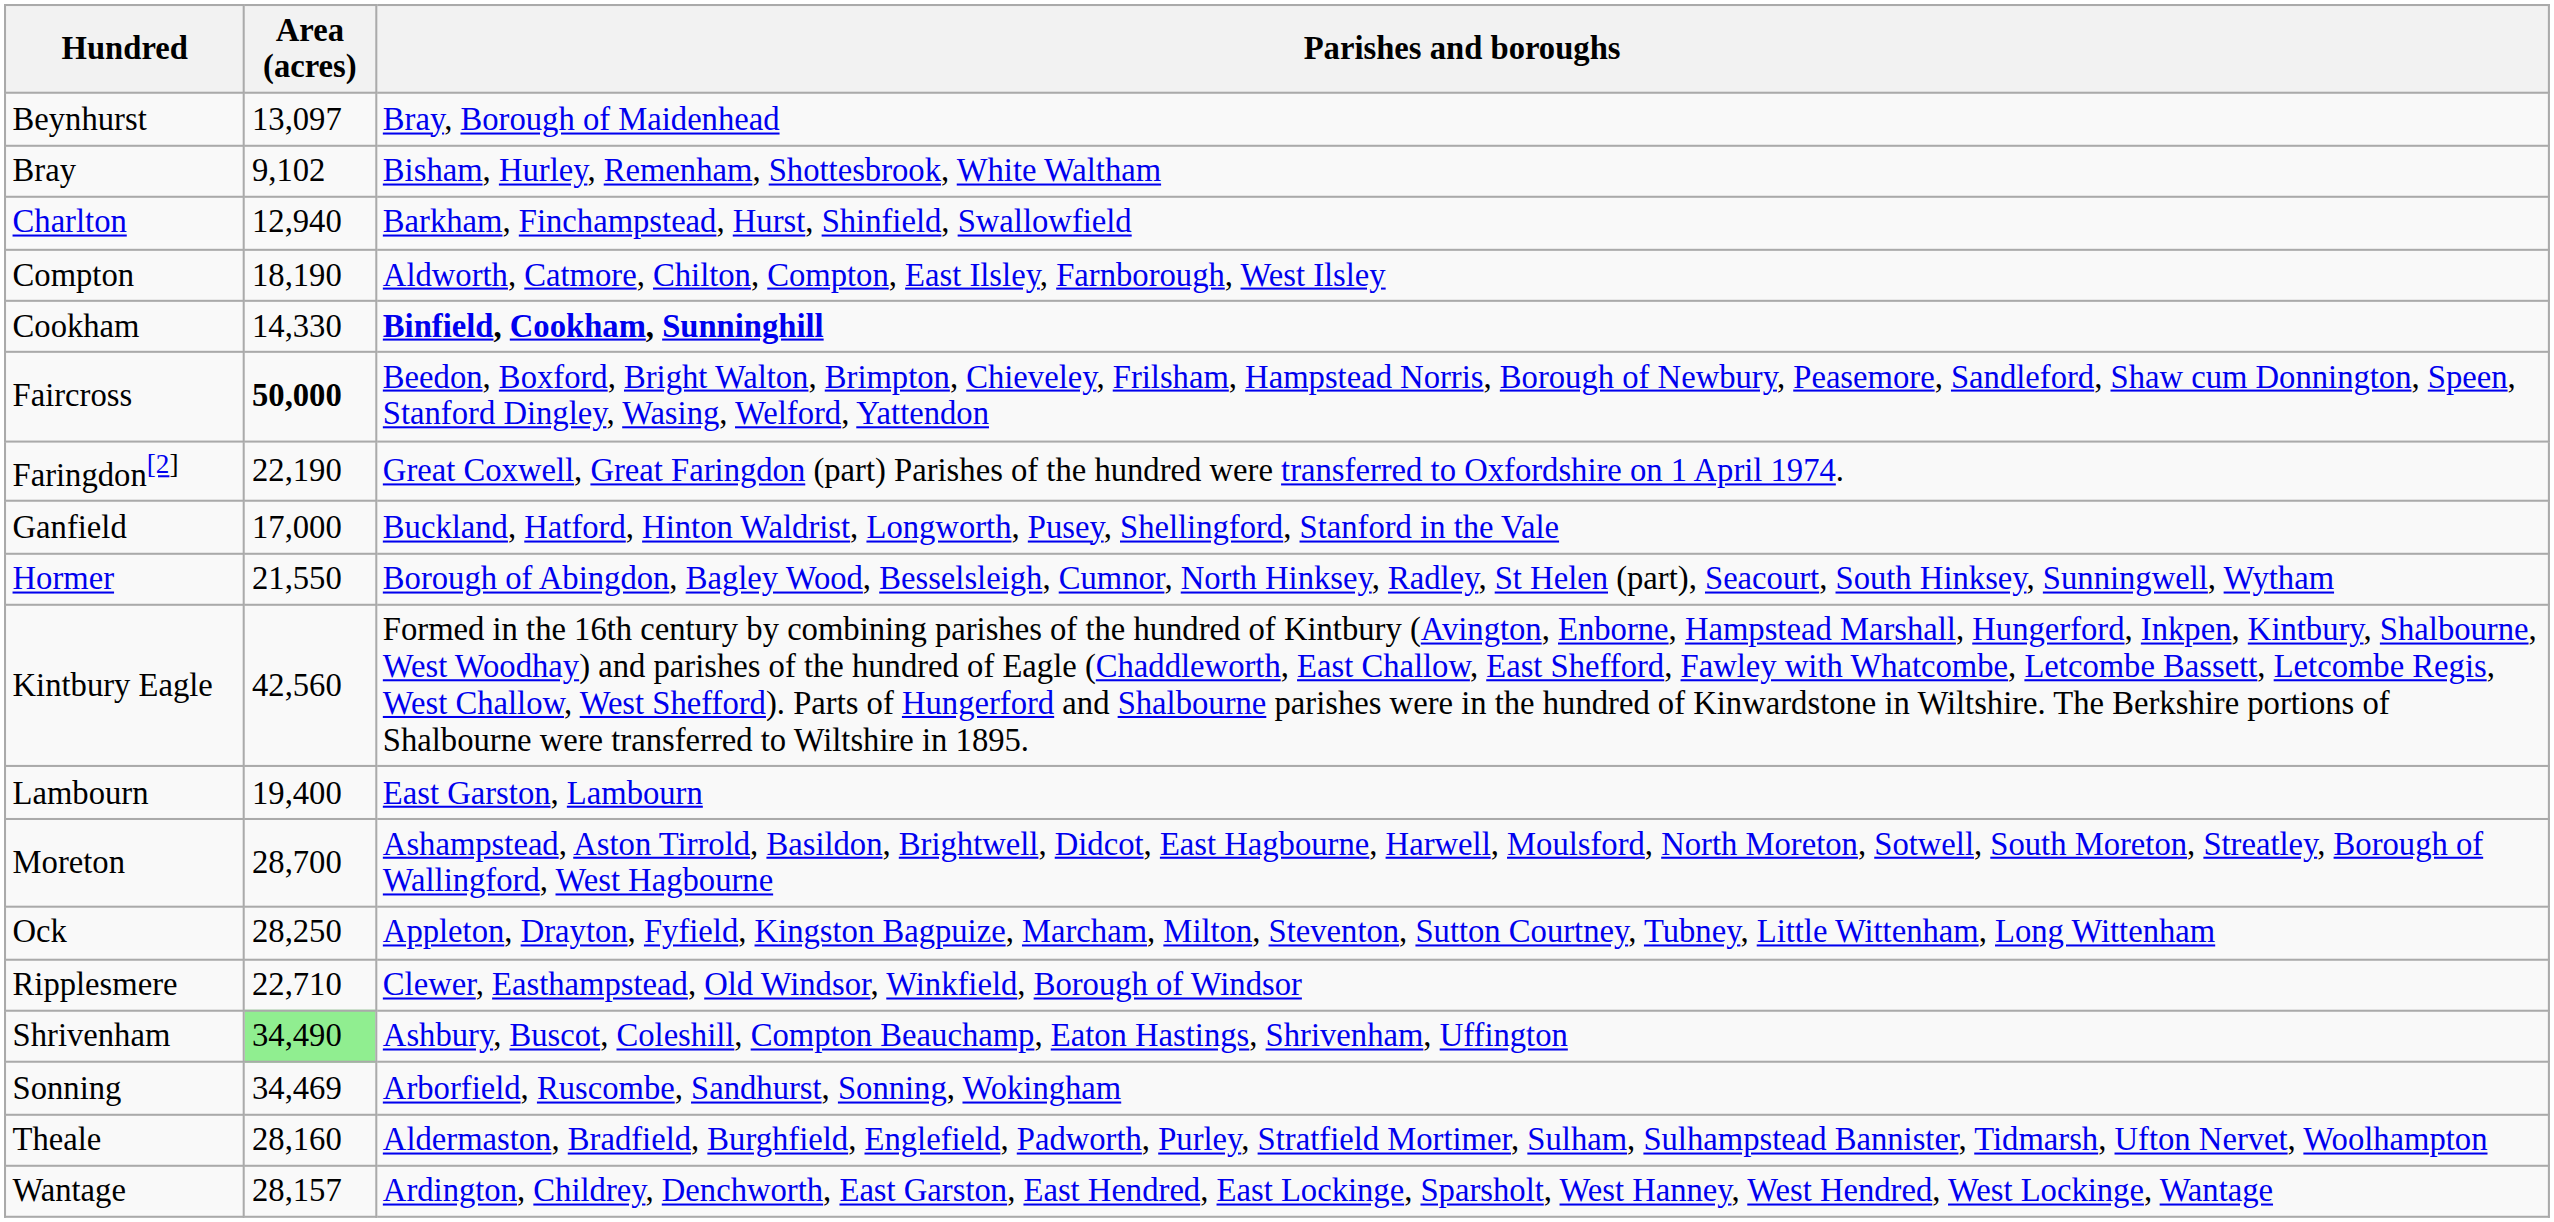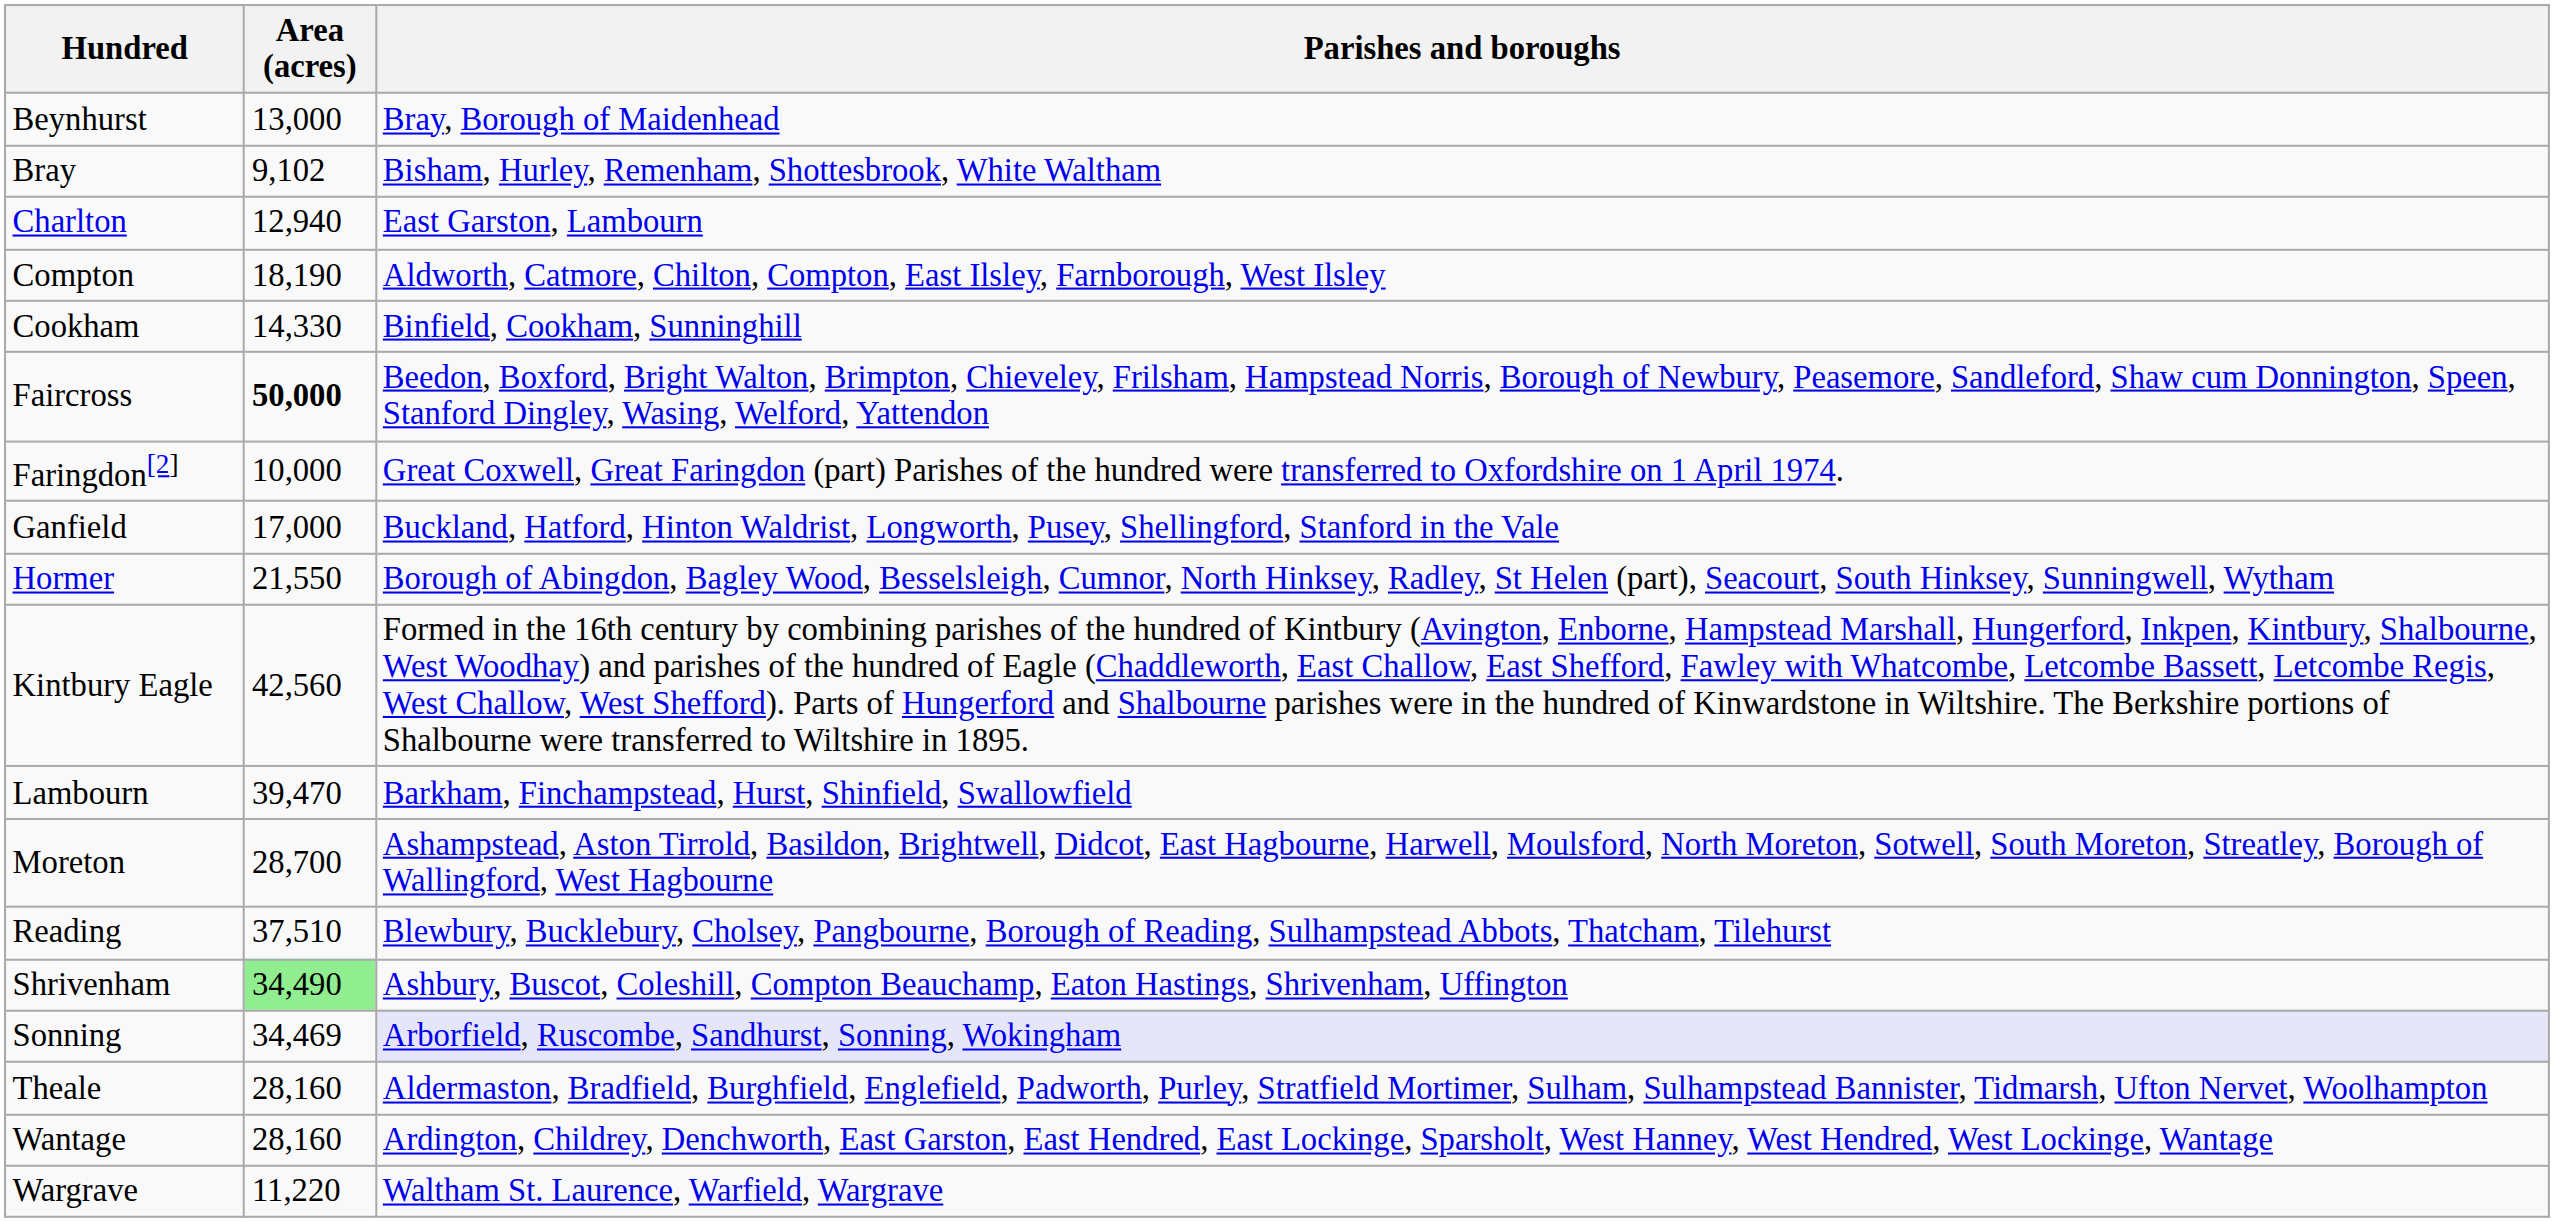(297, 118) 13,097 -> (297, 118) 13,000
(757, 222) Barkham, Finchampstead, Hurst, Shinfield, Swallowfield -> (543, 222) East Garston, Lambourn
(603, 325) bold -> (592, 325) normal
(297, 470) 22,190 -> (297, 470) 10,000
(297, 792) 19,400 -> (297, 792) 39,470
(543, 792) East Garston, Lambourn -> (757, 792) Barkham, Finchampstead, Hurst, Shinfield, Swallowfield
- row: (40, 932)
+ row: (67, 932)
- row: (95, 984)
(752, 1087) no background -> (752, 1036) lavender background
(297, 1191) 28,157 -> (297, 1139) 28,160
+ row: (75, 1191)
